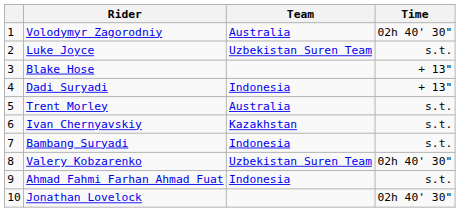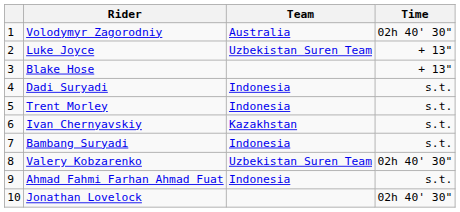(439, 51) s.t. -> (435, 51) + 13"
(435, 87) + 13" -> (439, 87) s.t.
(260, 106) Australia -> (260, 106) Indonesia
